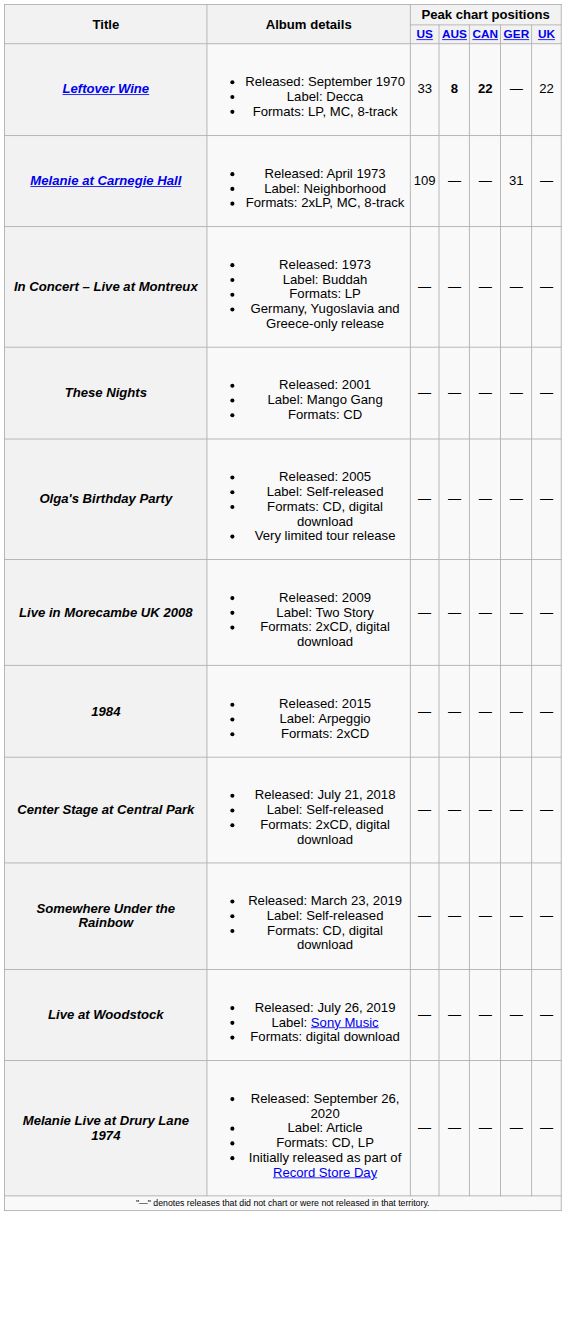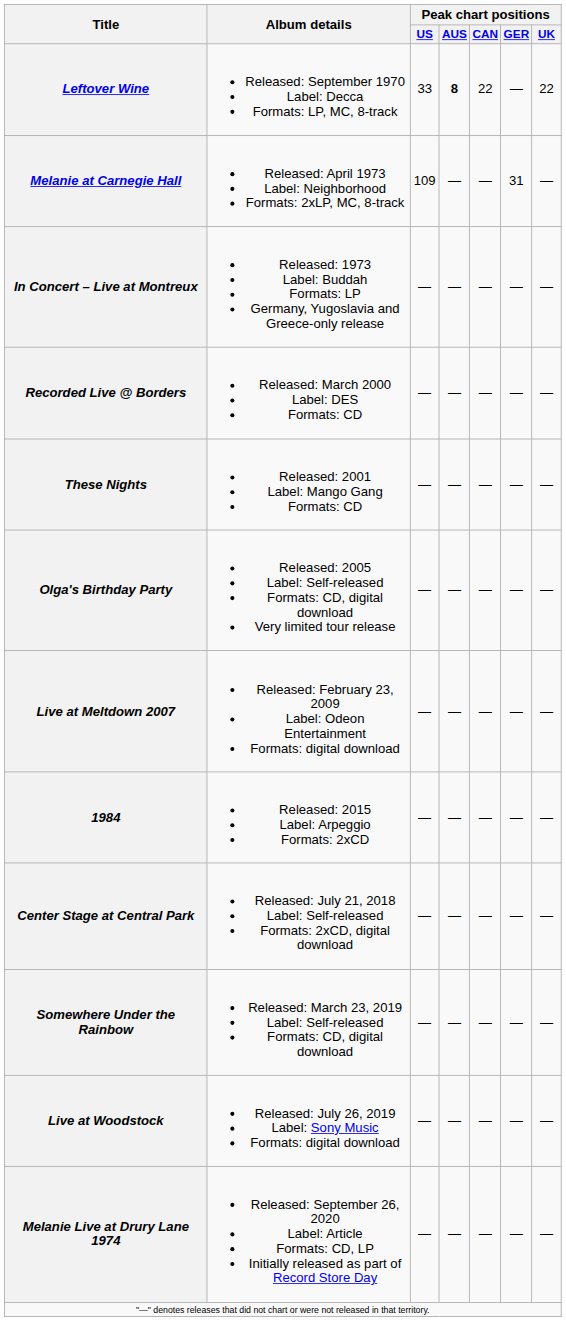(485, 89) bold -> (485, 89) normal
+ row: (106, 393)
+ row: (106, 711)
- row: (106, 612)
